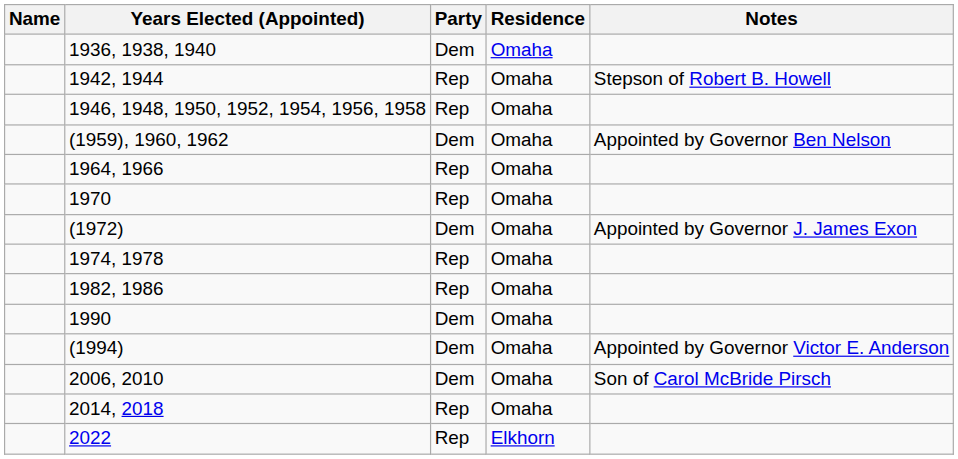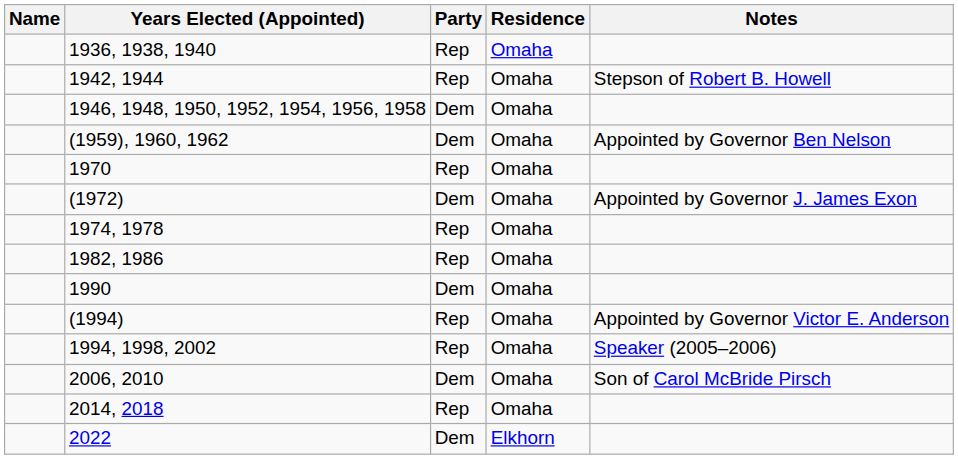(455, 49) Dem -> (452, 49) Rep
(452, 109) Rep -> (455, 109) Dem
- row: (116, 169)
(455, 348) Dem -> (452, 318) Rep
+ row: (143, 348)
(452, 438) Rep -> (455, 438) Dem
